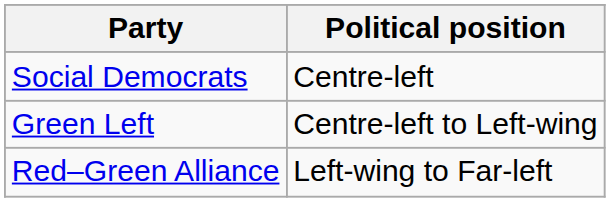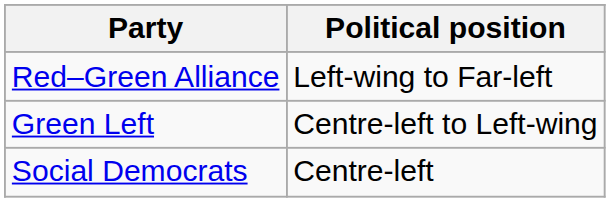rows swapped: (130, 76) <-> (146, 171)
